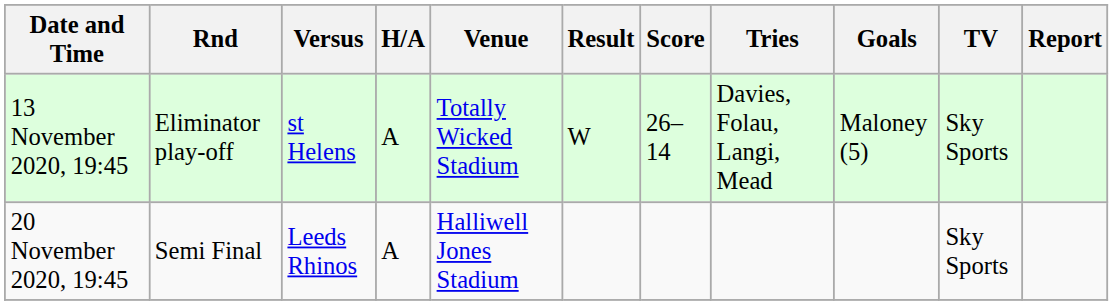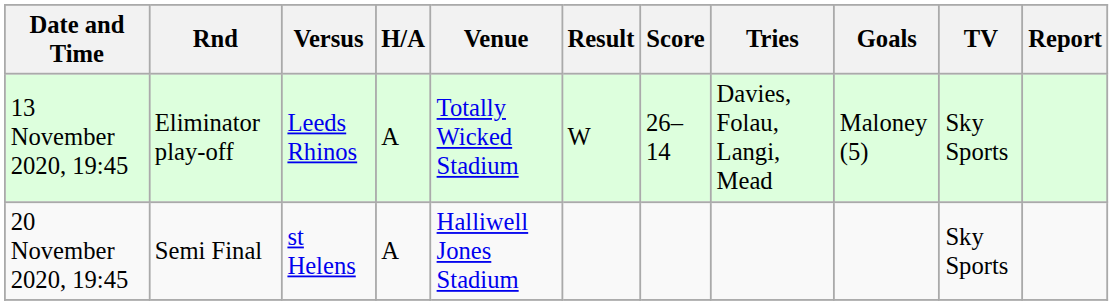(322, 137) st Helens -> (322, 137) Leeds Rhinos
(322, 250) Leeds Rhinos -> (322, 250) st Helens
